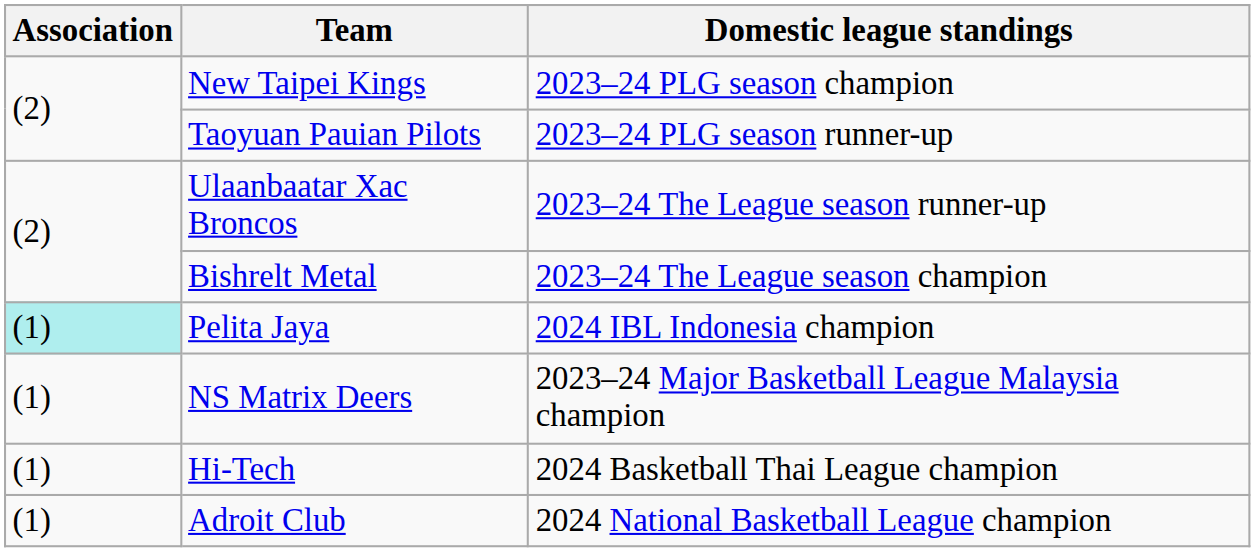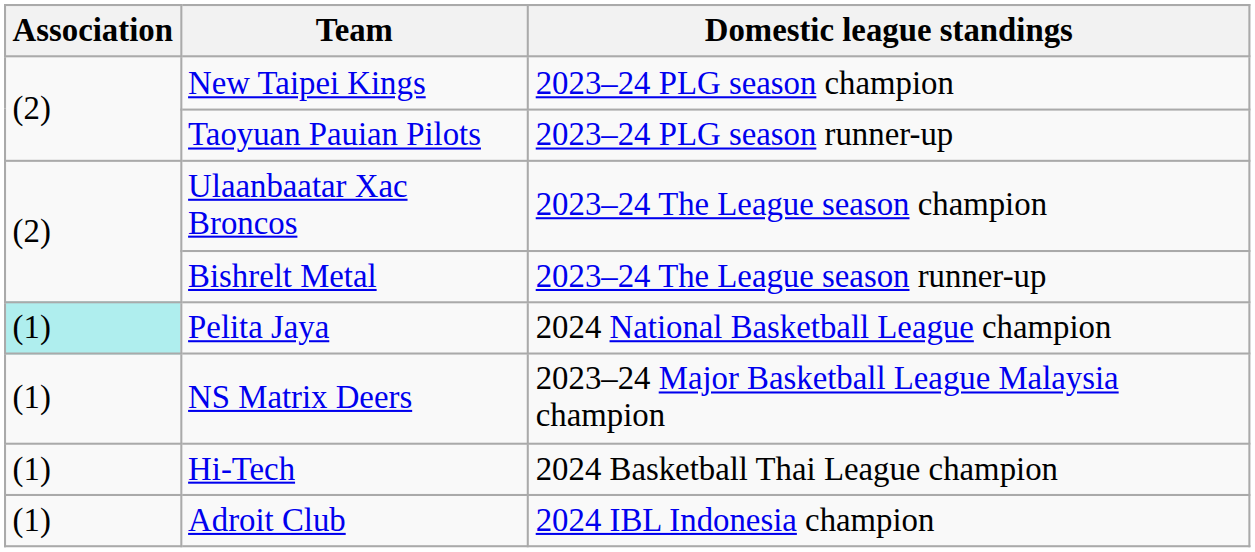(791, 205) 2023–24 The League season runner-up -> (791, 205) 2023–24 The League season champion
(791, 275) 2023–24 The League season champion -> (791, 275) 2023–24 The League season runner-up
(735, 327) 2024 IBL Indonesia champion -> (824, 327) 2024 National Basketball League champion
(824, 520) 2024 National Basketball League champion -> (735, 520) 2024 IBL Indonesia champion
